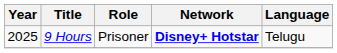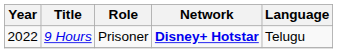(23, 36) 2025 -> (23, 36) 2022
